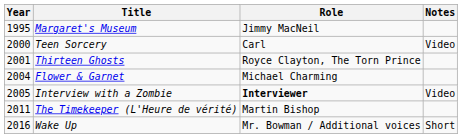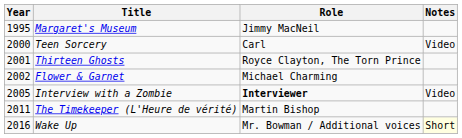(19, 77) 2004 -> (19, 77) 2002
(440, 125) no background -> (440, 125) lightyellow background
